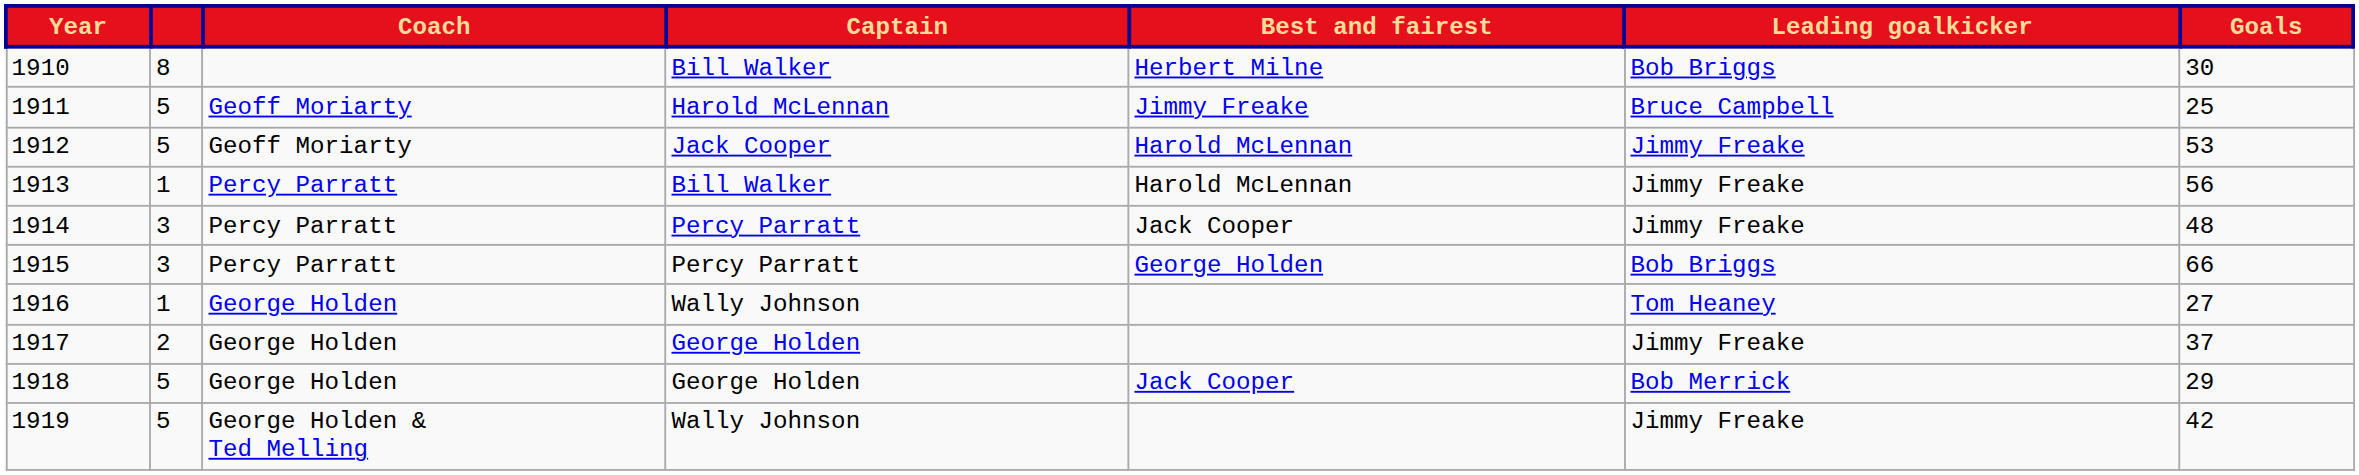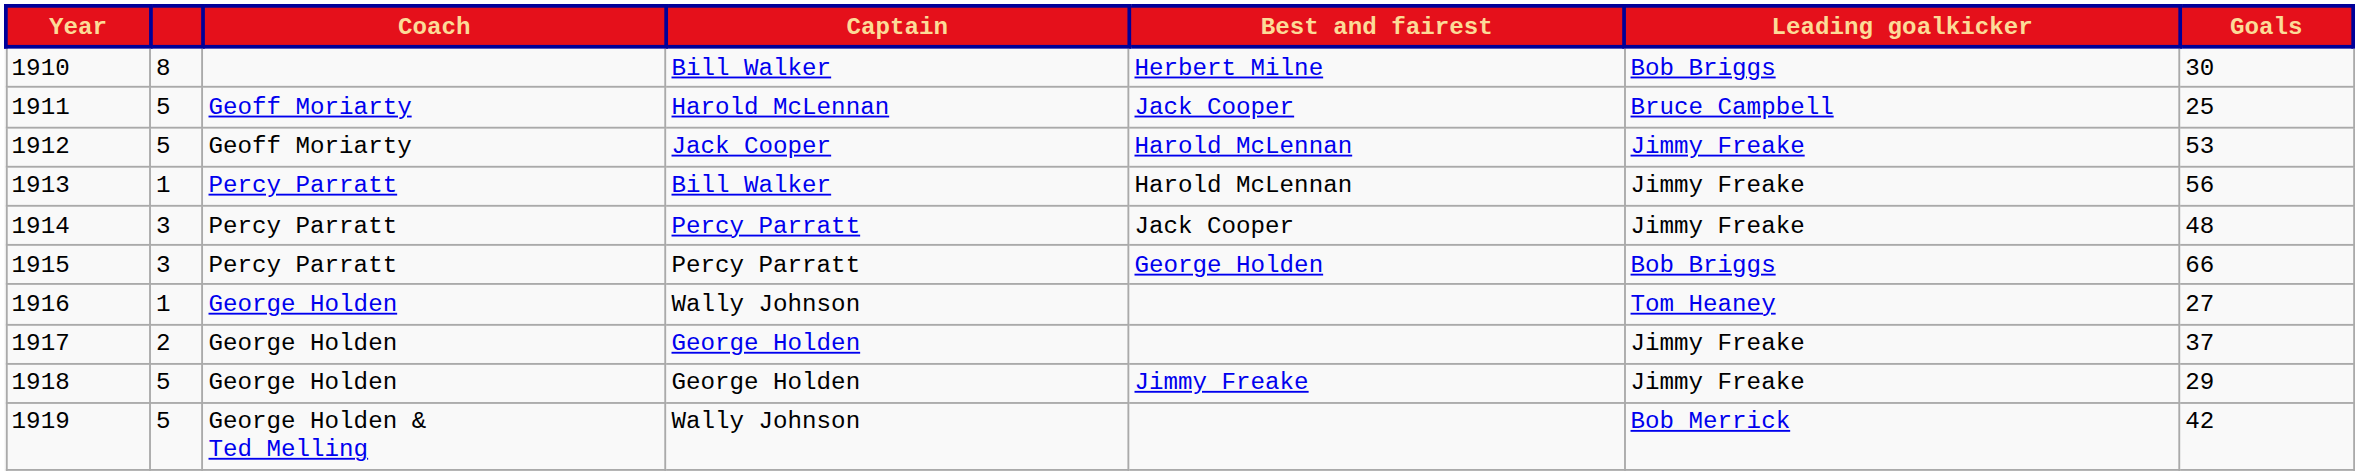(1222, 107) Jimmy Freake -> (1214, 107) Jack Cooper
(1214, 383) Jack Cooper -> (1222, 383) Jimmy Freake
(1710, 383) Bob Merrick -> (1718, 383) Jimmy Freake
(1718, 422) Jimmy Freake -> (1710, 422) Bob Merrick
